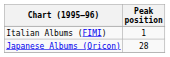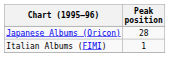rows swapped: (56, 33) <-> (63, 46)
